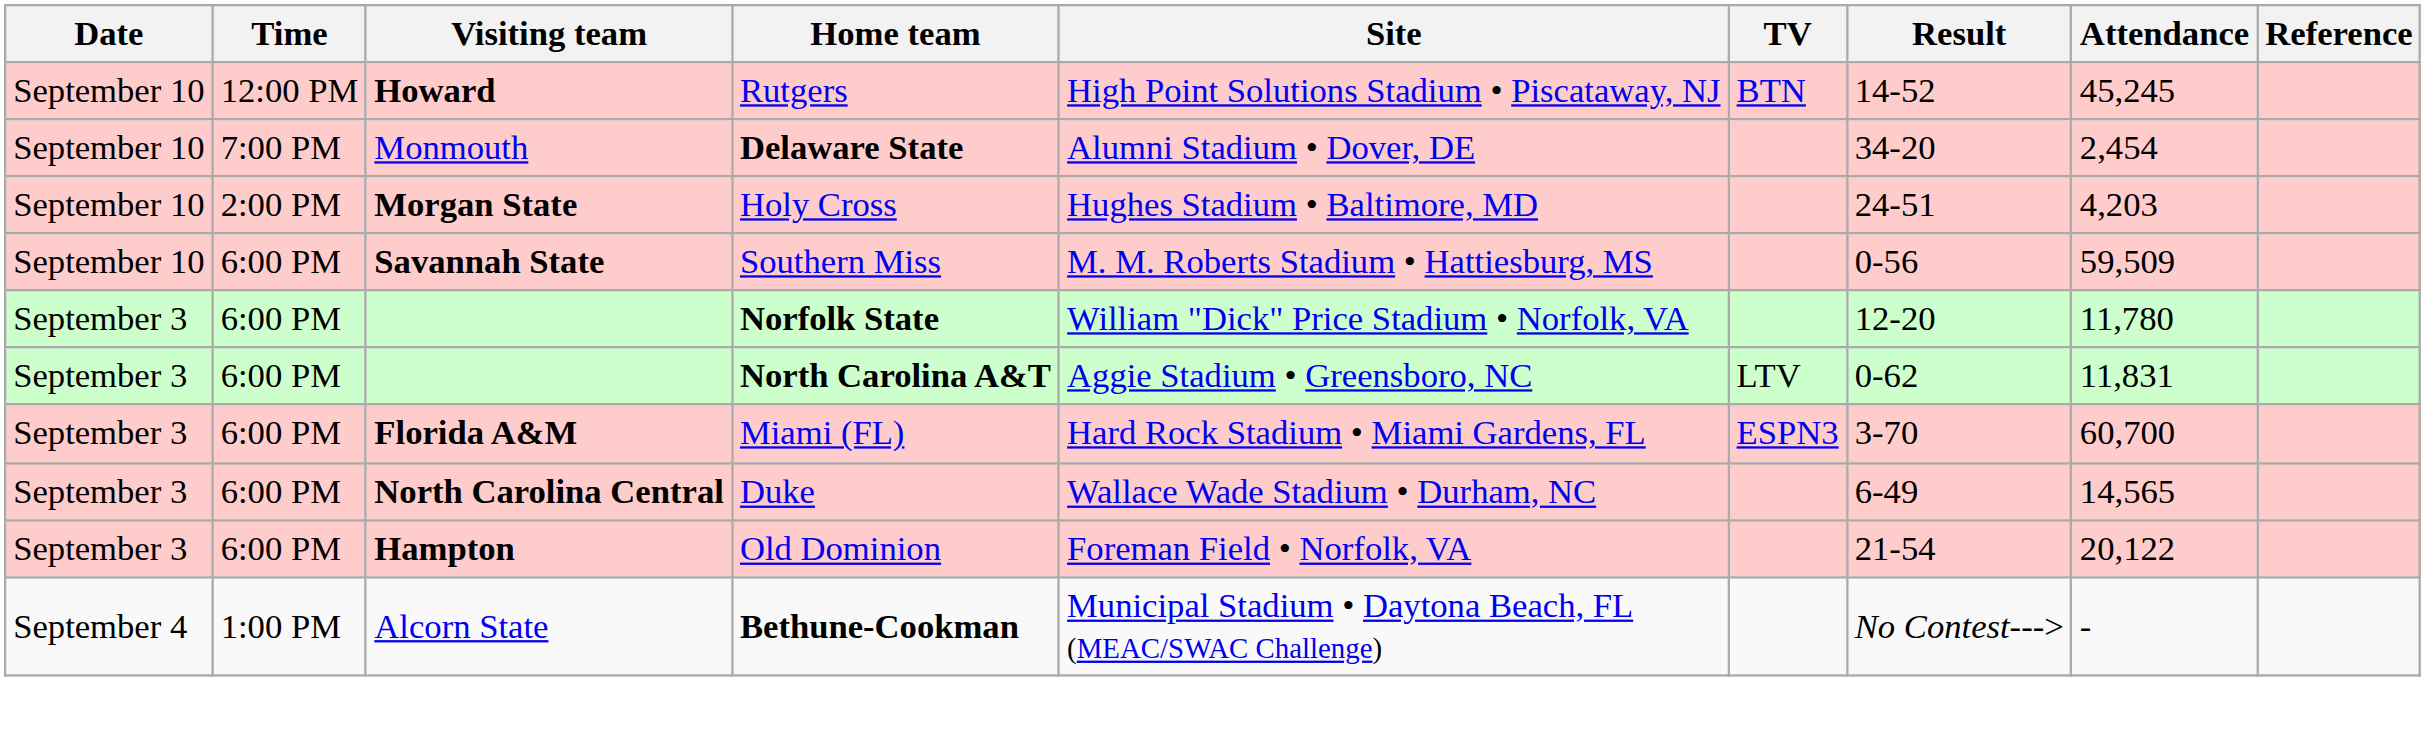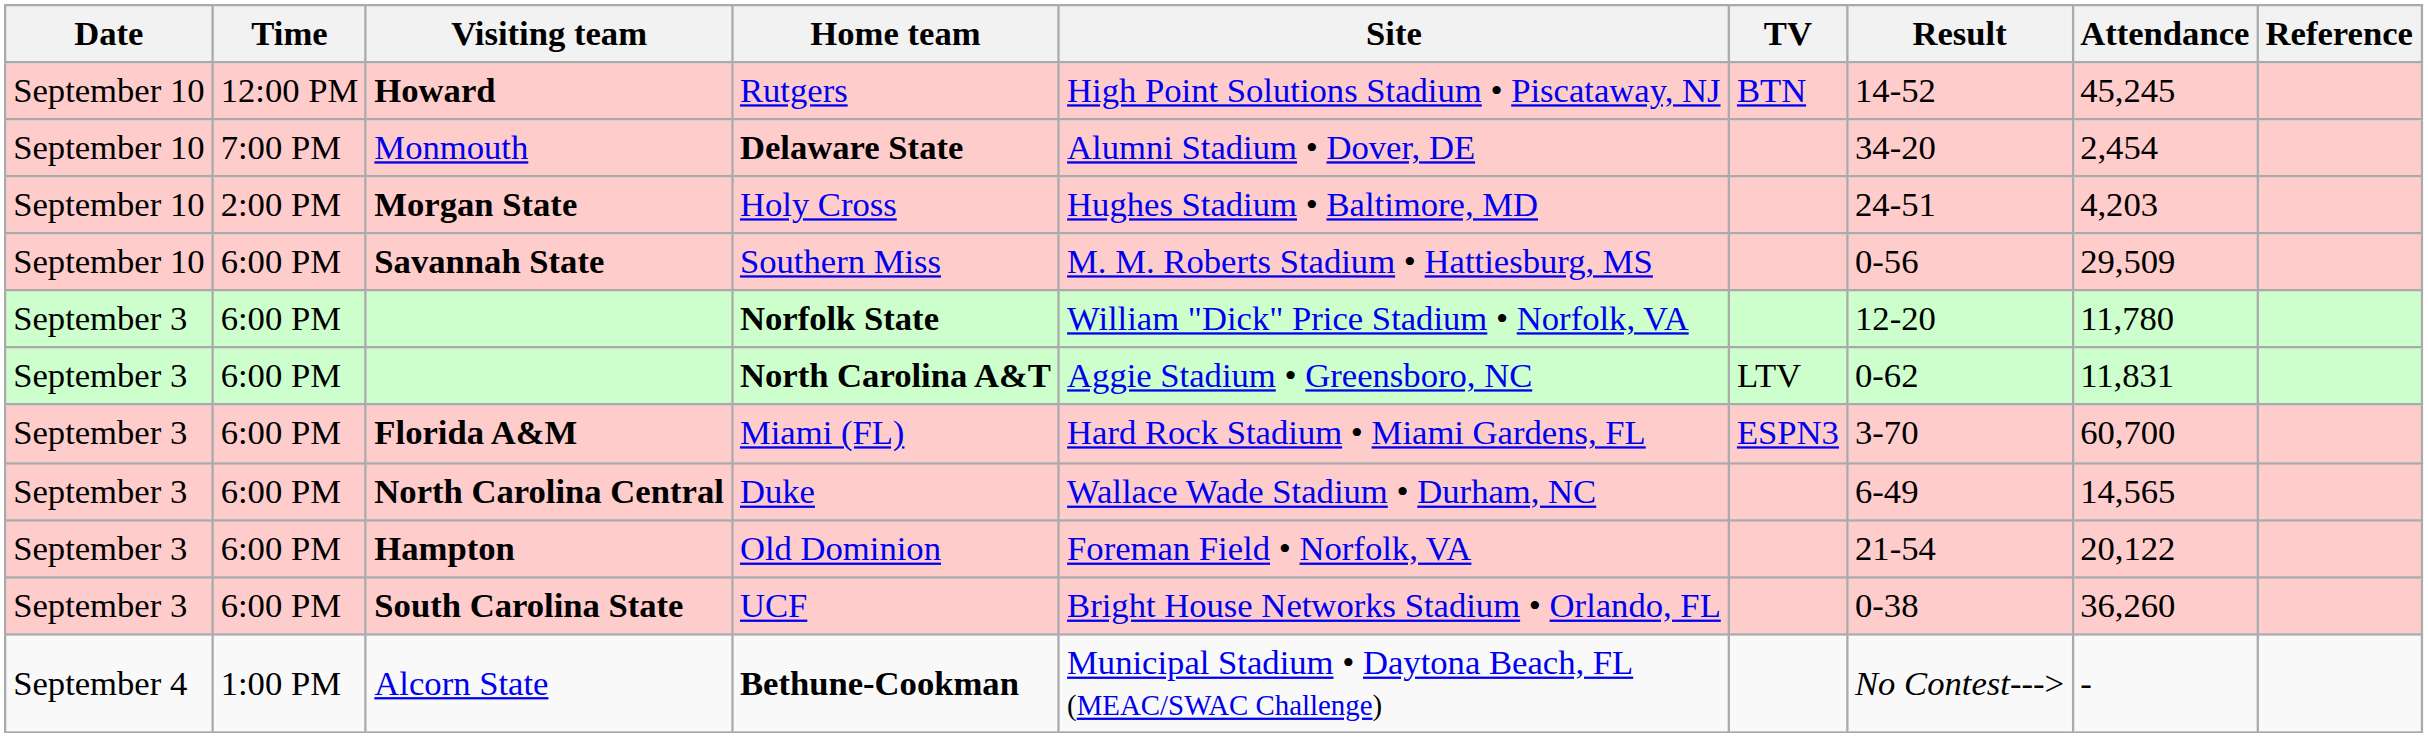(2127, 261) 59,509 -> (2128, 261) 29,509
+ row: (774, 604)
